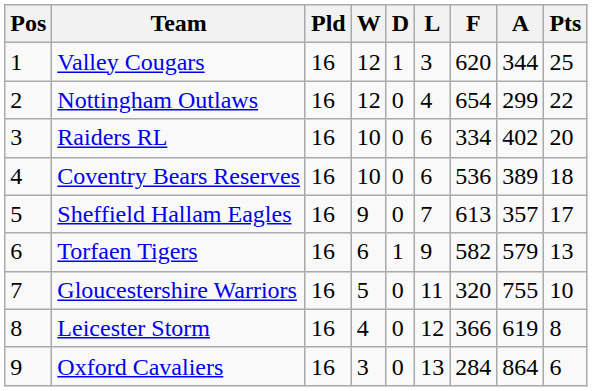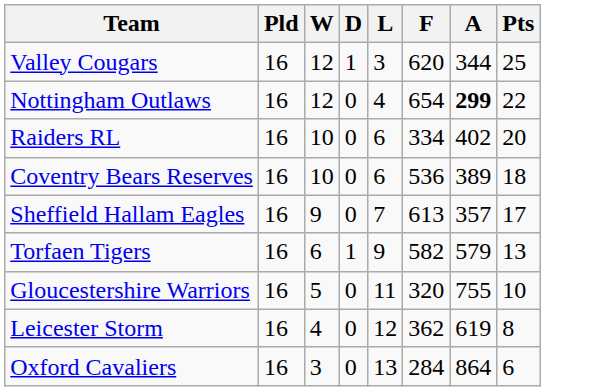- column: (28, 23)
(520, 99) normal -> (473, 99) bold
(473, 328) 366 -> (426, 328) 362
